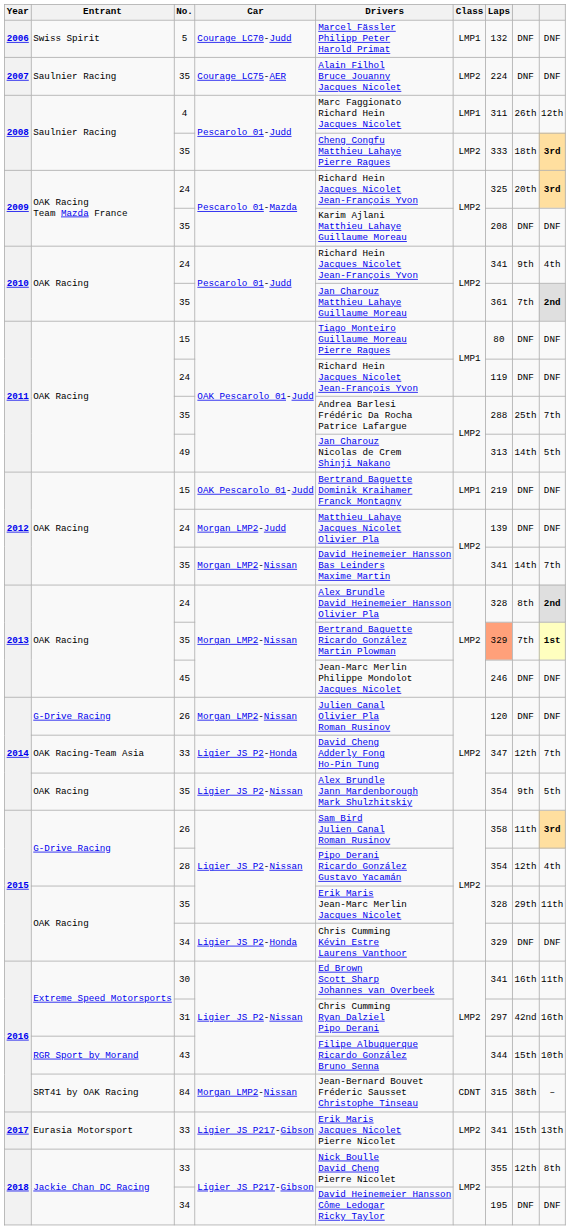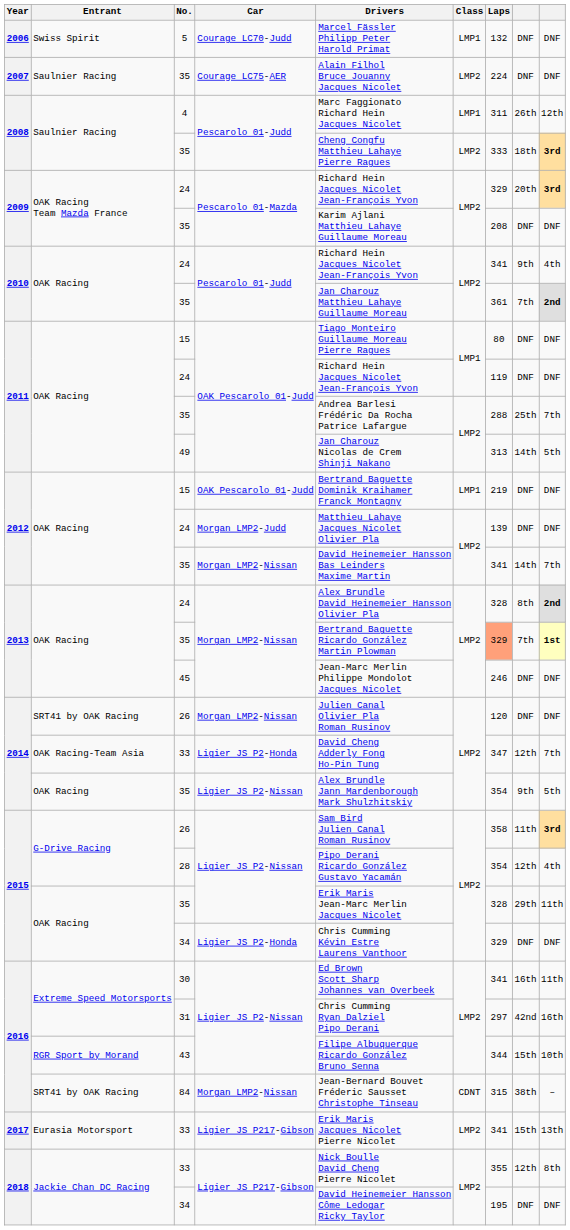(499, 189) 325 -> (499, 189) 329
(72, 716) G-Drive Racing -> (86, 716) SRT41 by OAK Racing
